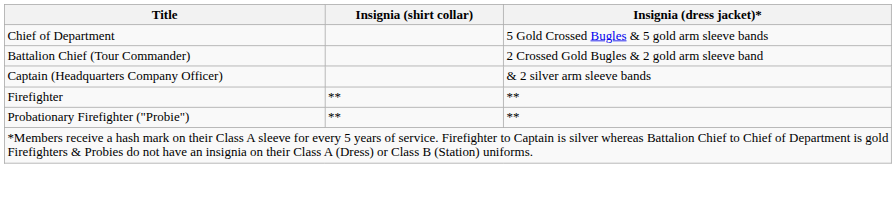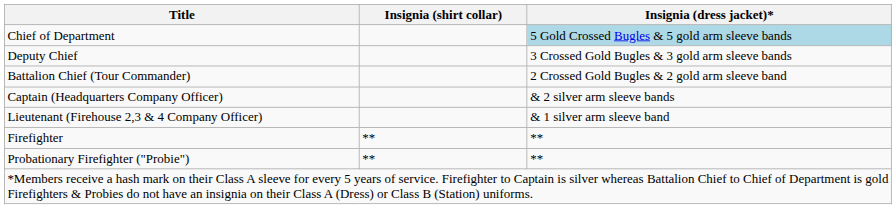(637, 35) no background -> (661, 35) lightblue background
+ row: (42, 55)
+ row: (135, 117)
